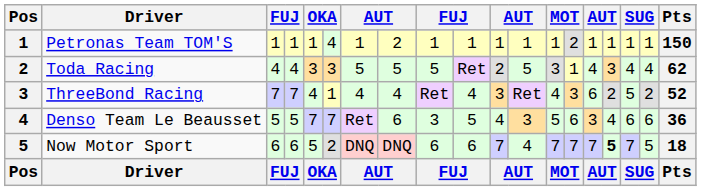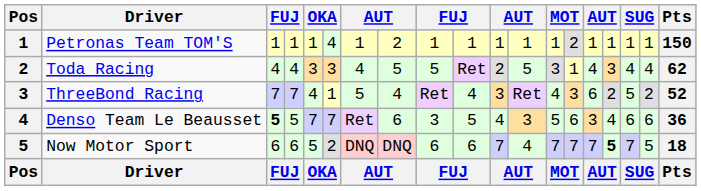(360, 69) 5 -> (360, 69) 4
(360, 95) 4 -> (360, 95) 5
(275, 121) normal -> (275, 121) bold
